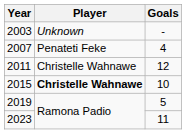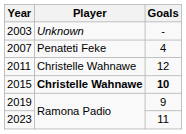(163, 84) normal -> (163, 84) bold
(163, 102) 5 -> (163, 102) 9
